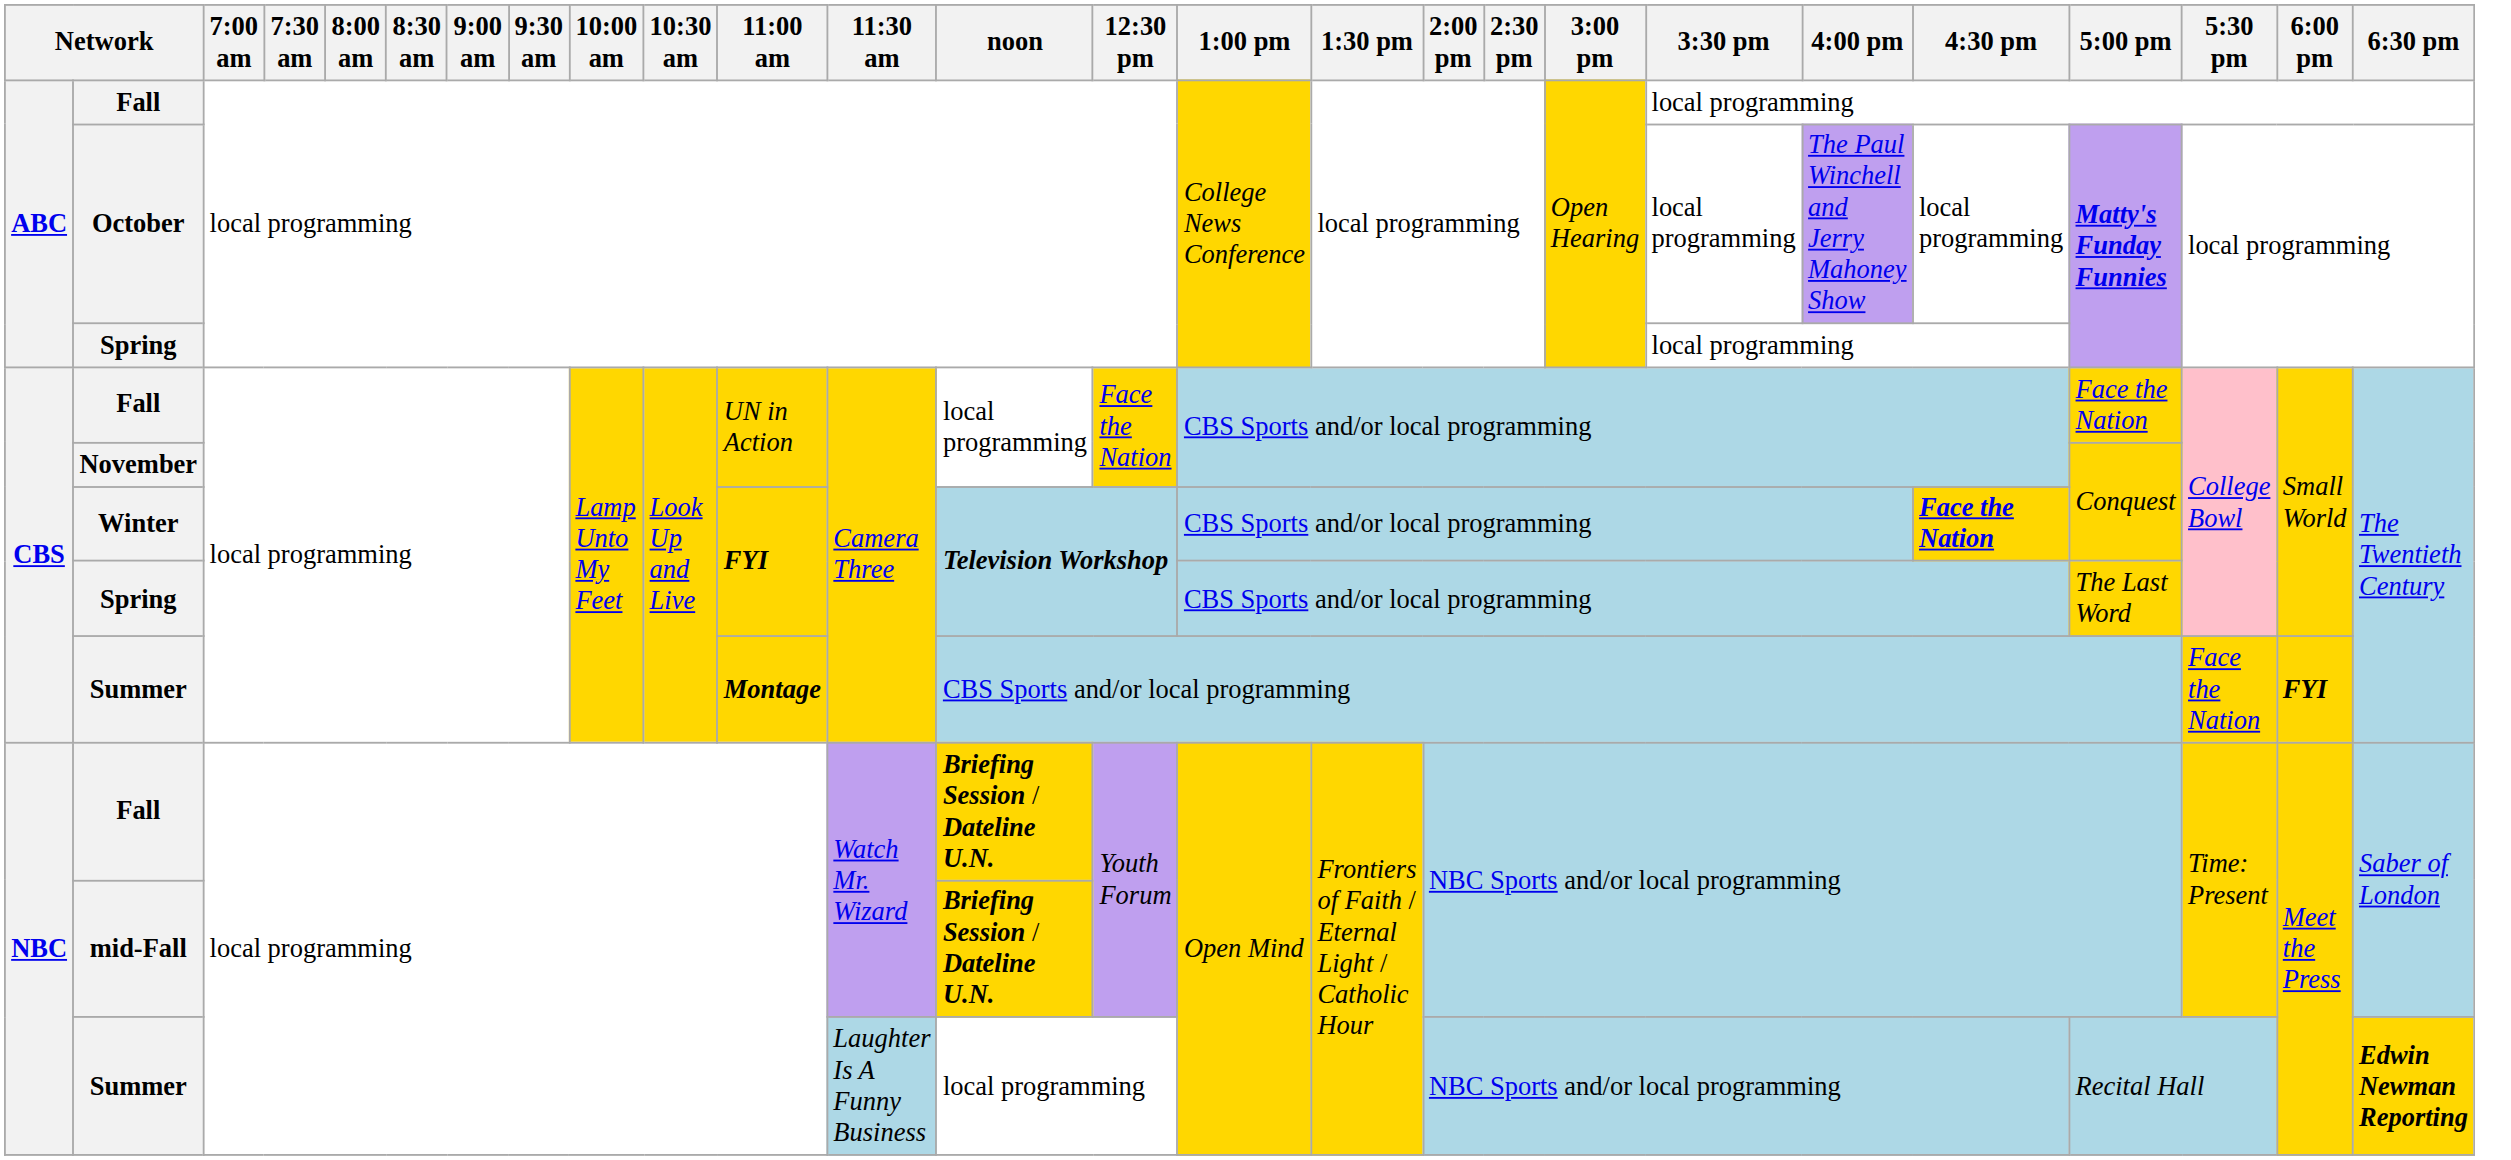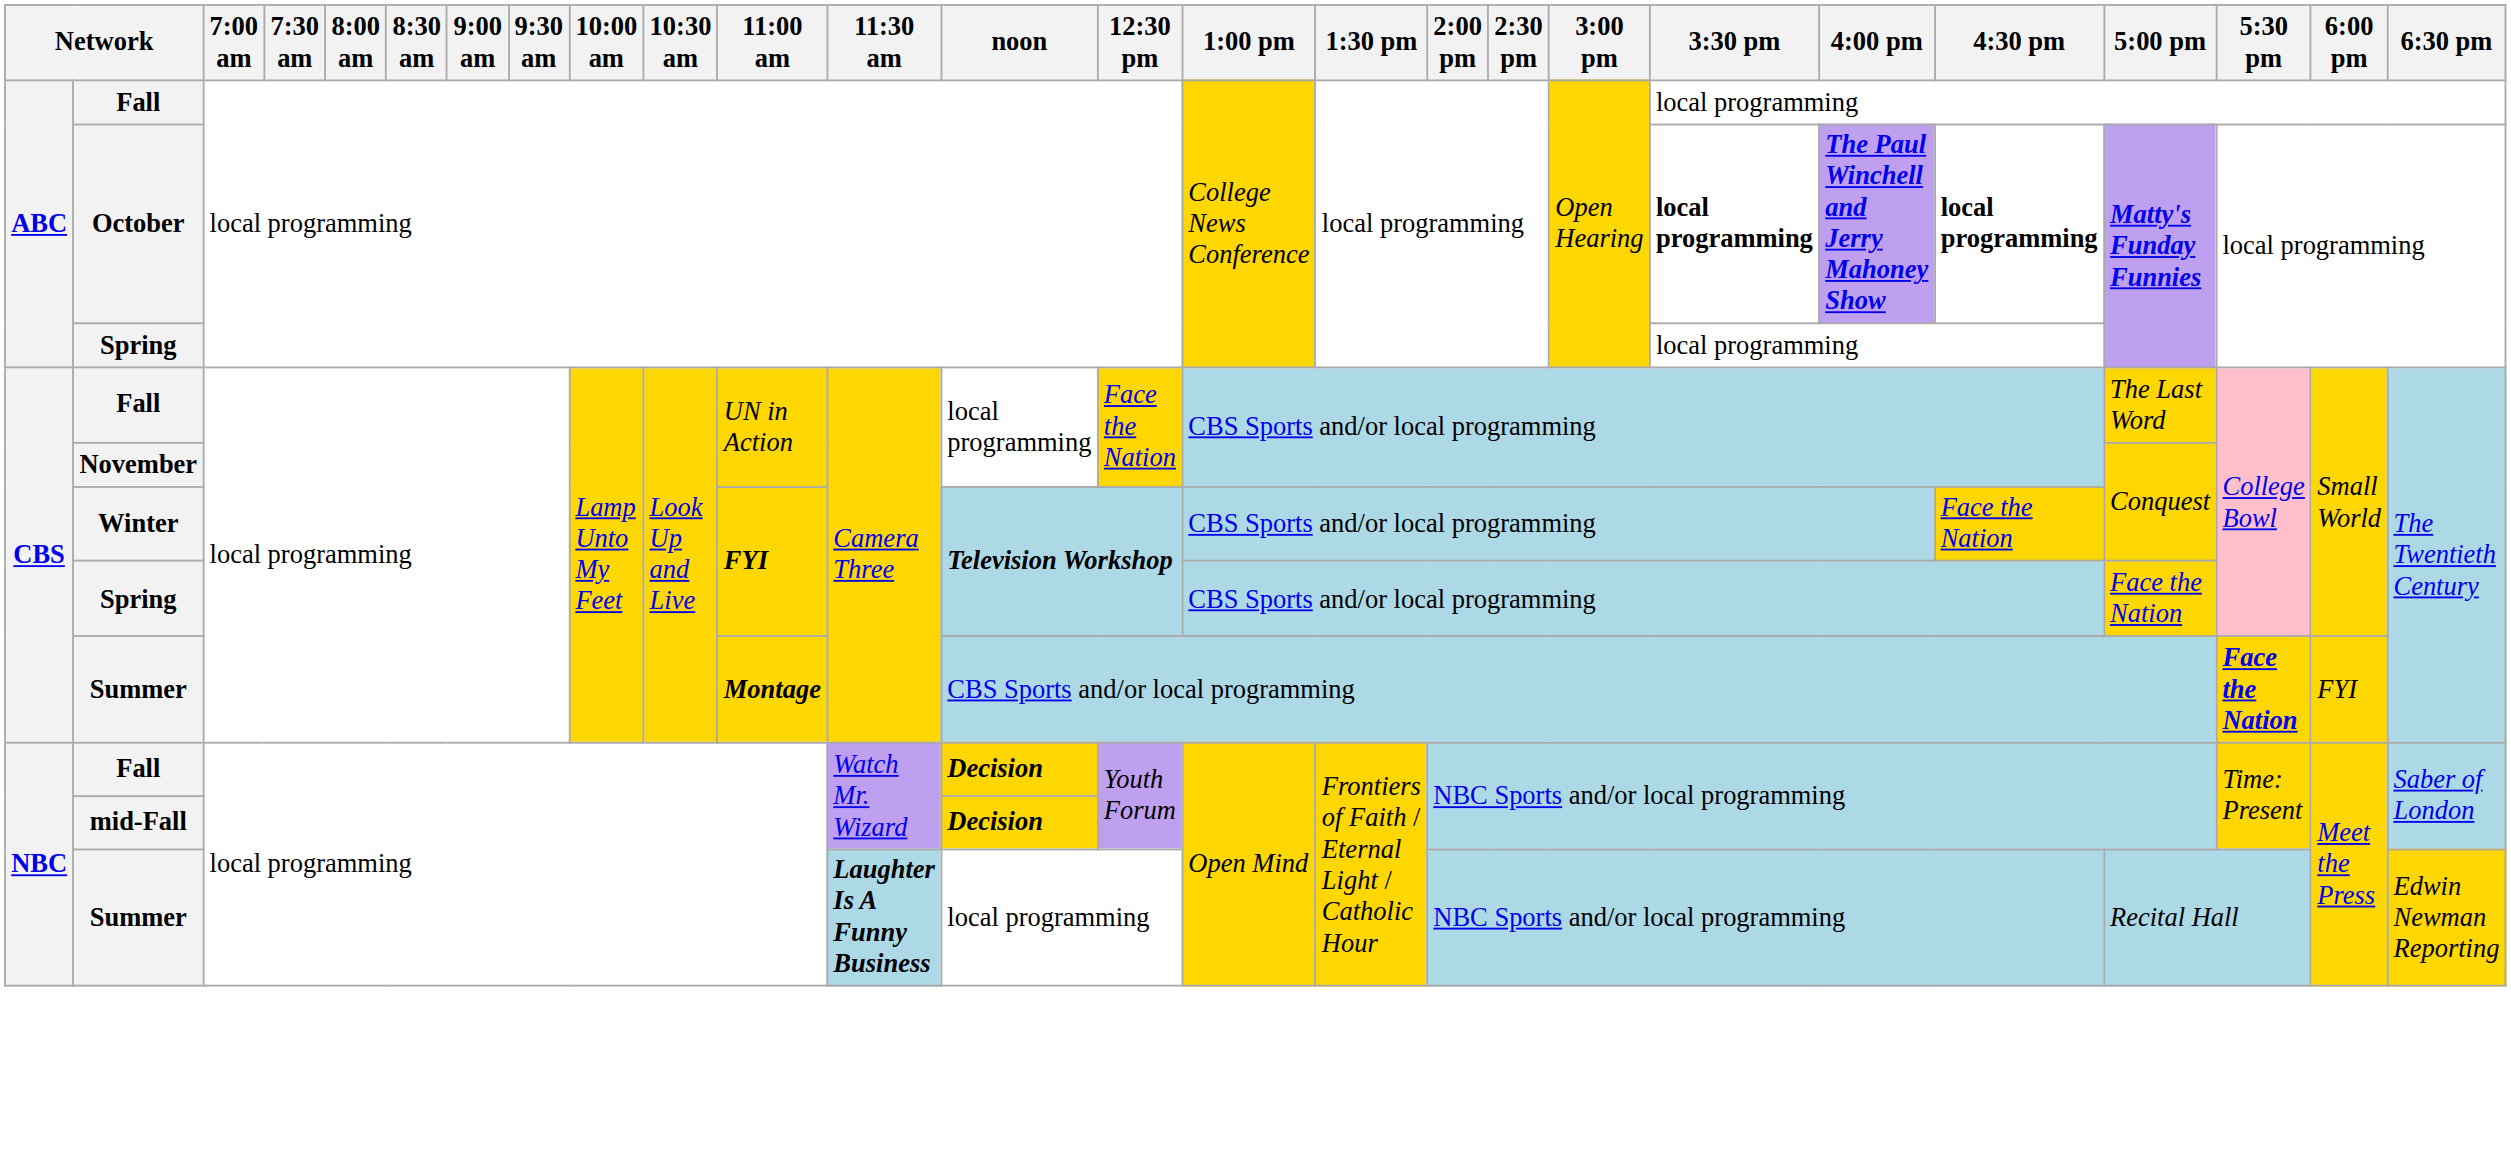(1724, 223) normal -> (1734, 223) bold
(1857, 223) normal -> (1877, 223) bold
(1991, 223) normal -> (2019, 223) bold
(2122, 404) Face the Nation -> (2156, 404) The Last Word
(1966, 523) bold -> (1987, 523) normal
(2122, 598) The Last Word -> (2156, 598) Face the Nation
(2224, 689) normal -> (2260, 689) bold
(2305, 689) bold -> (2337, 689) normal
(991, 811) Briefing Session / Dateline U.N. -> (995, 768) Decision
(991, 948) Briefing Session / Dateline U.N. -> (995, 821) Decision
(882, 1086) normal -> (884, 917) bold
(2413, 1086) bold -> (2446, 917) normal
